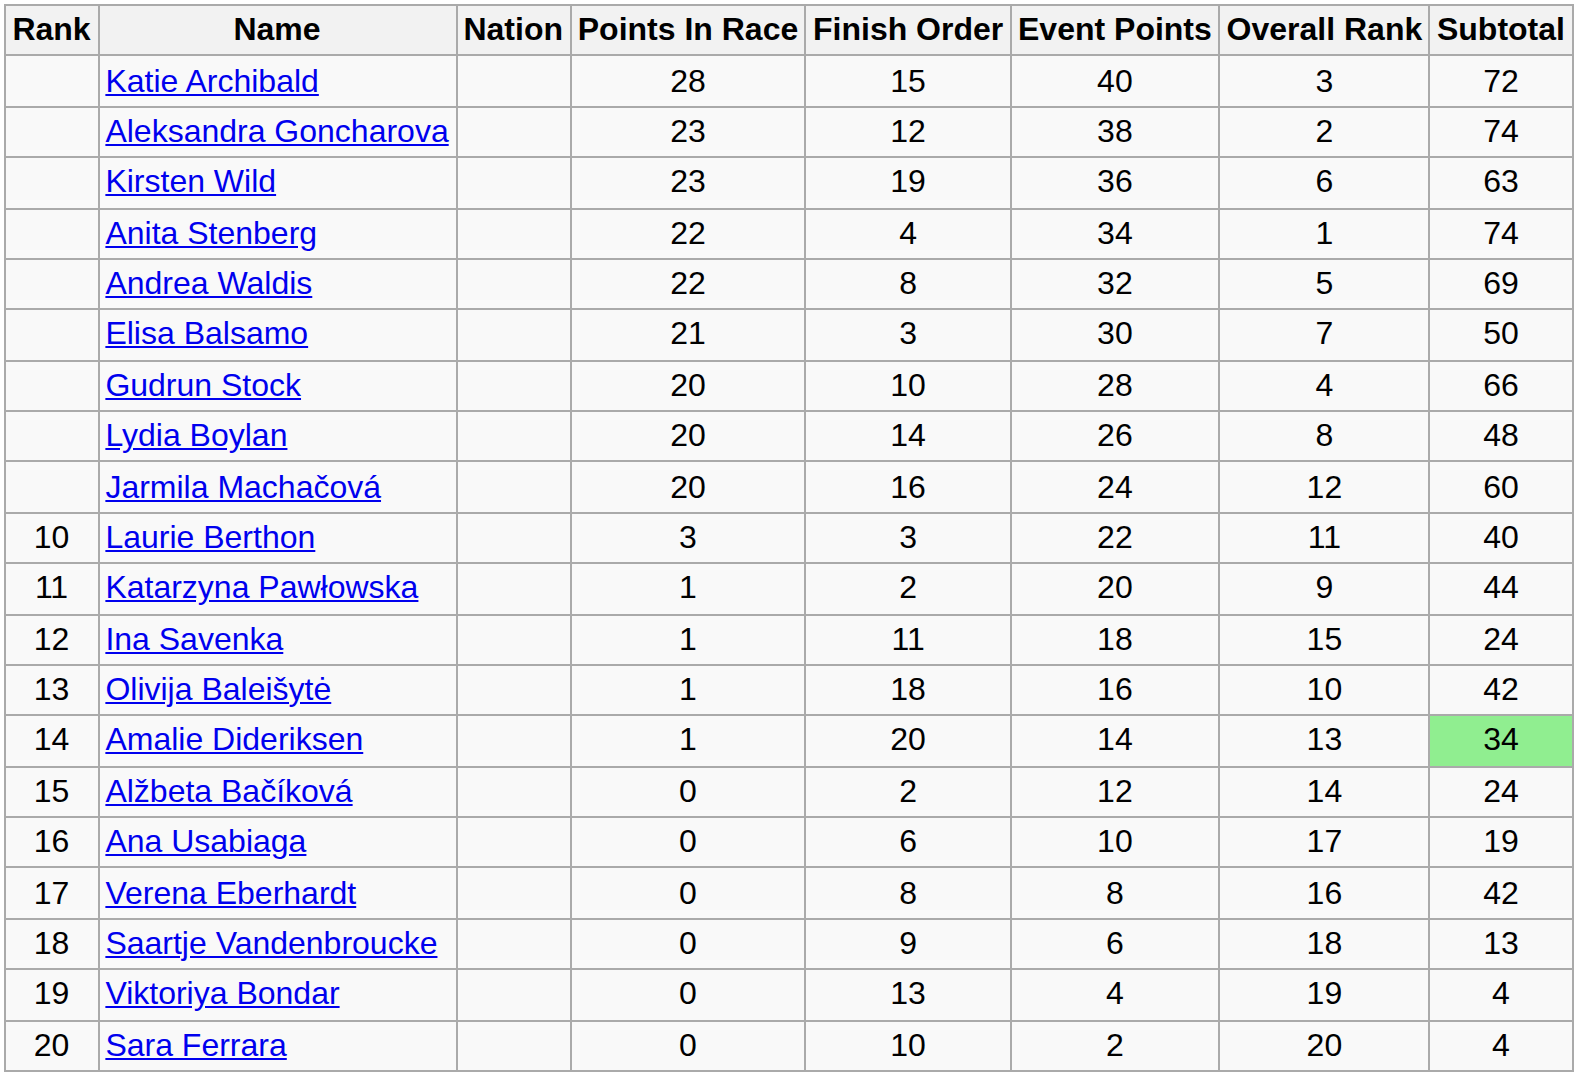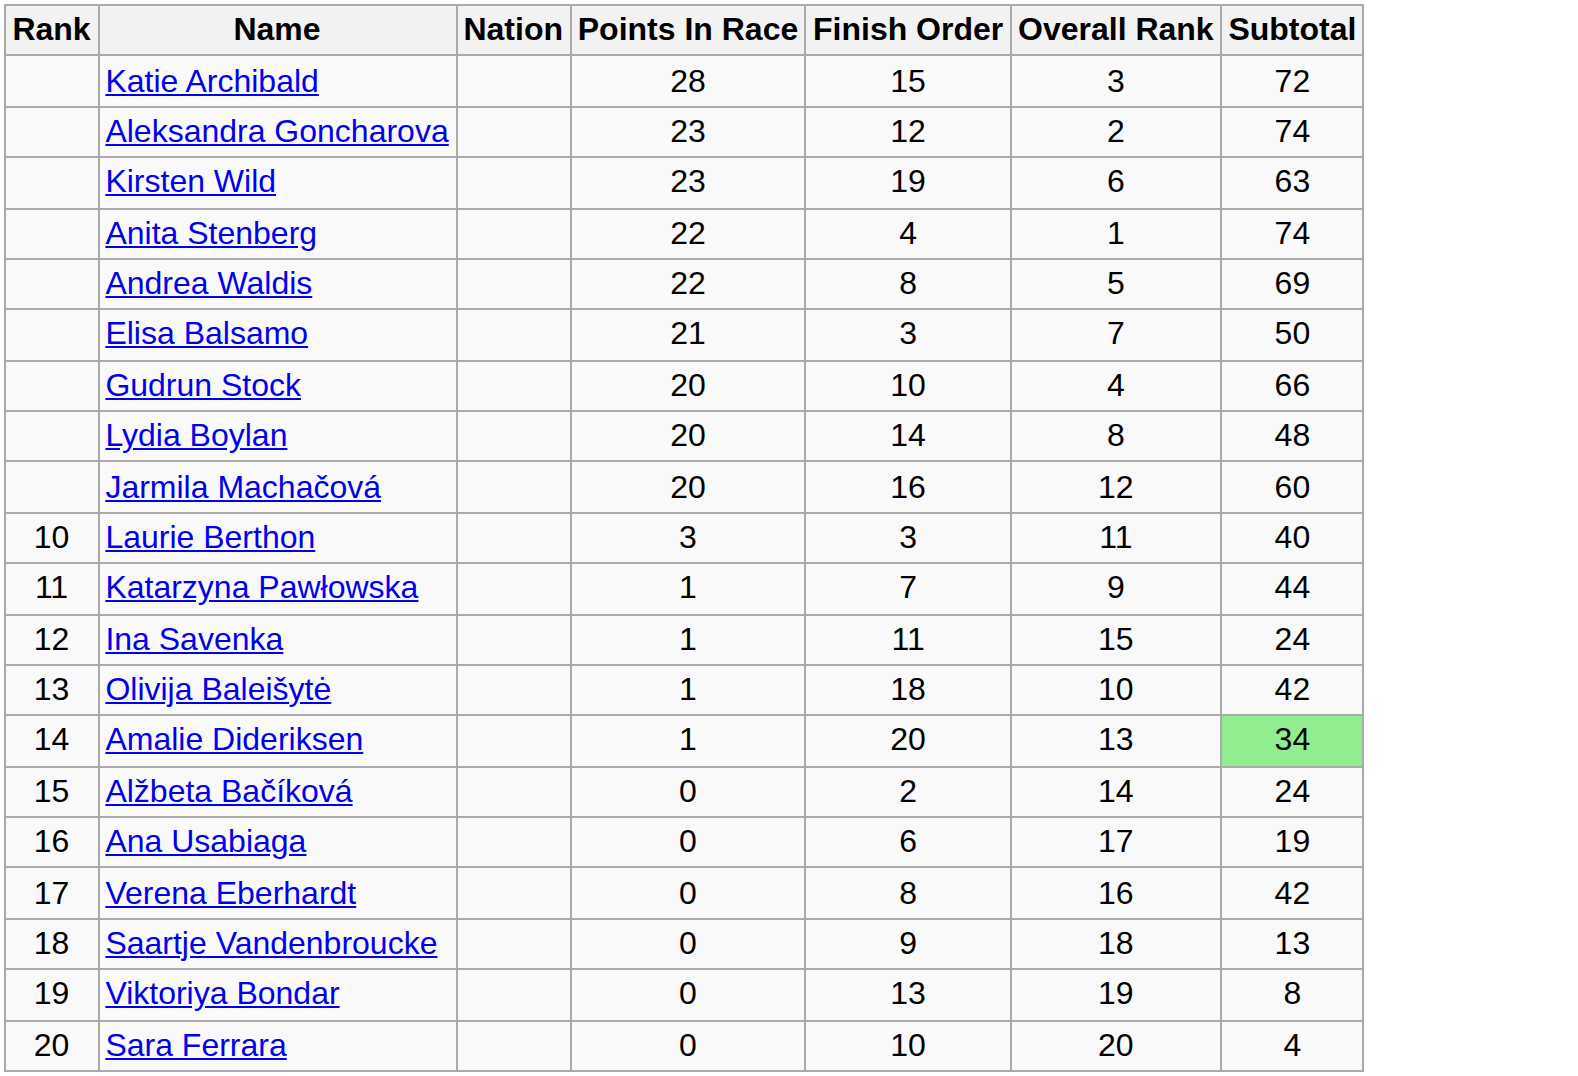- column: (1115, 29)
(908, 588) 2 -> (908, 588) 7
(1501, 994) 4 -> (1292, 994) 8
